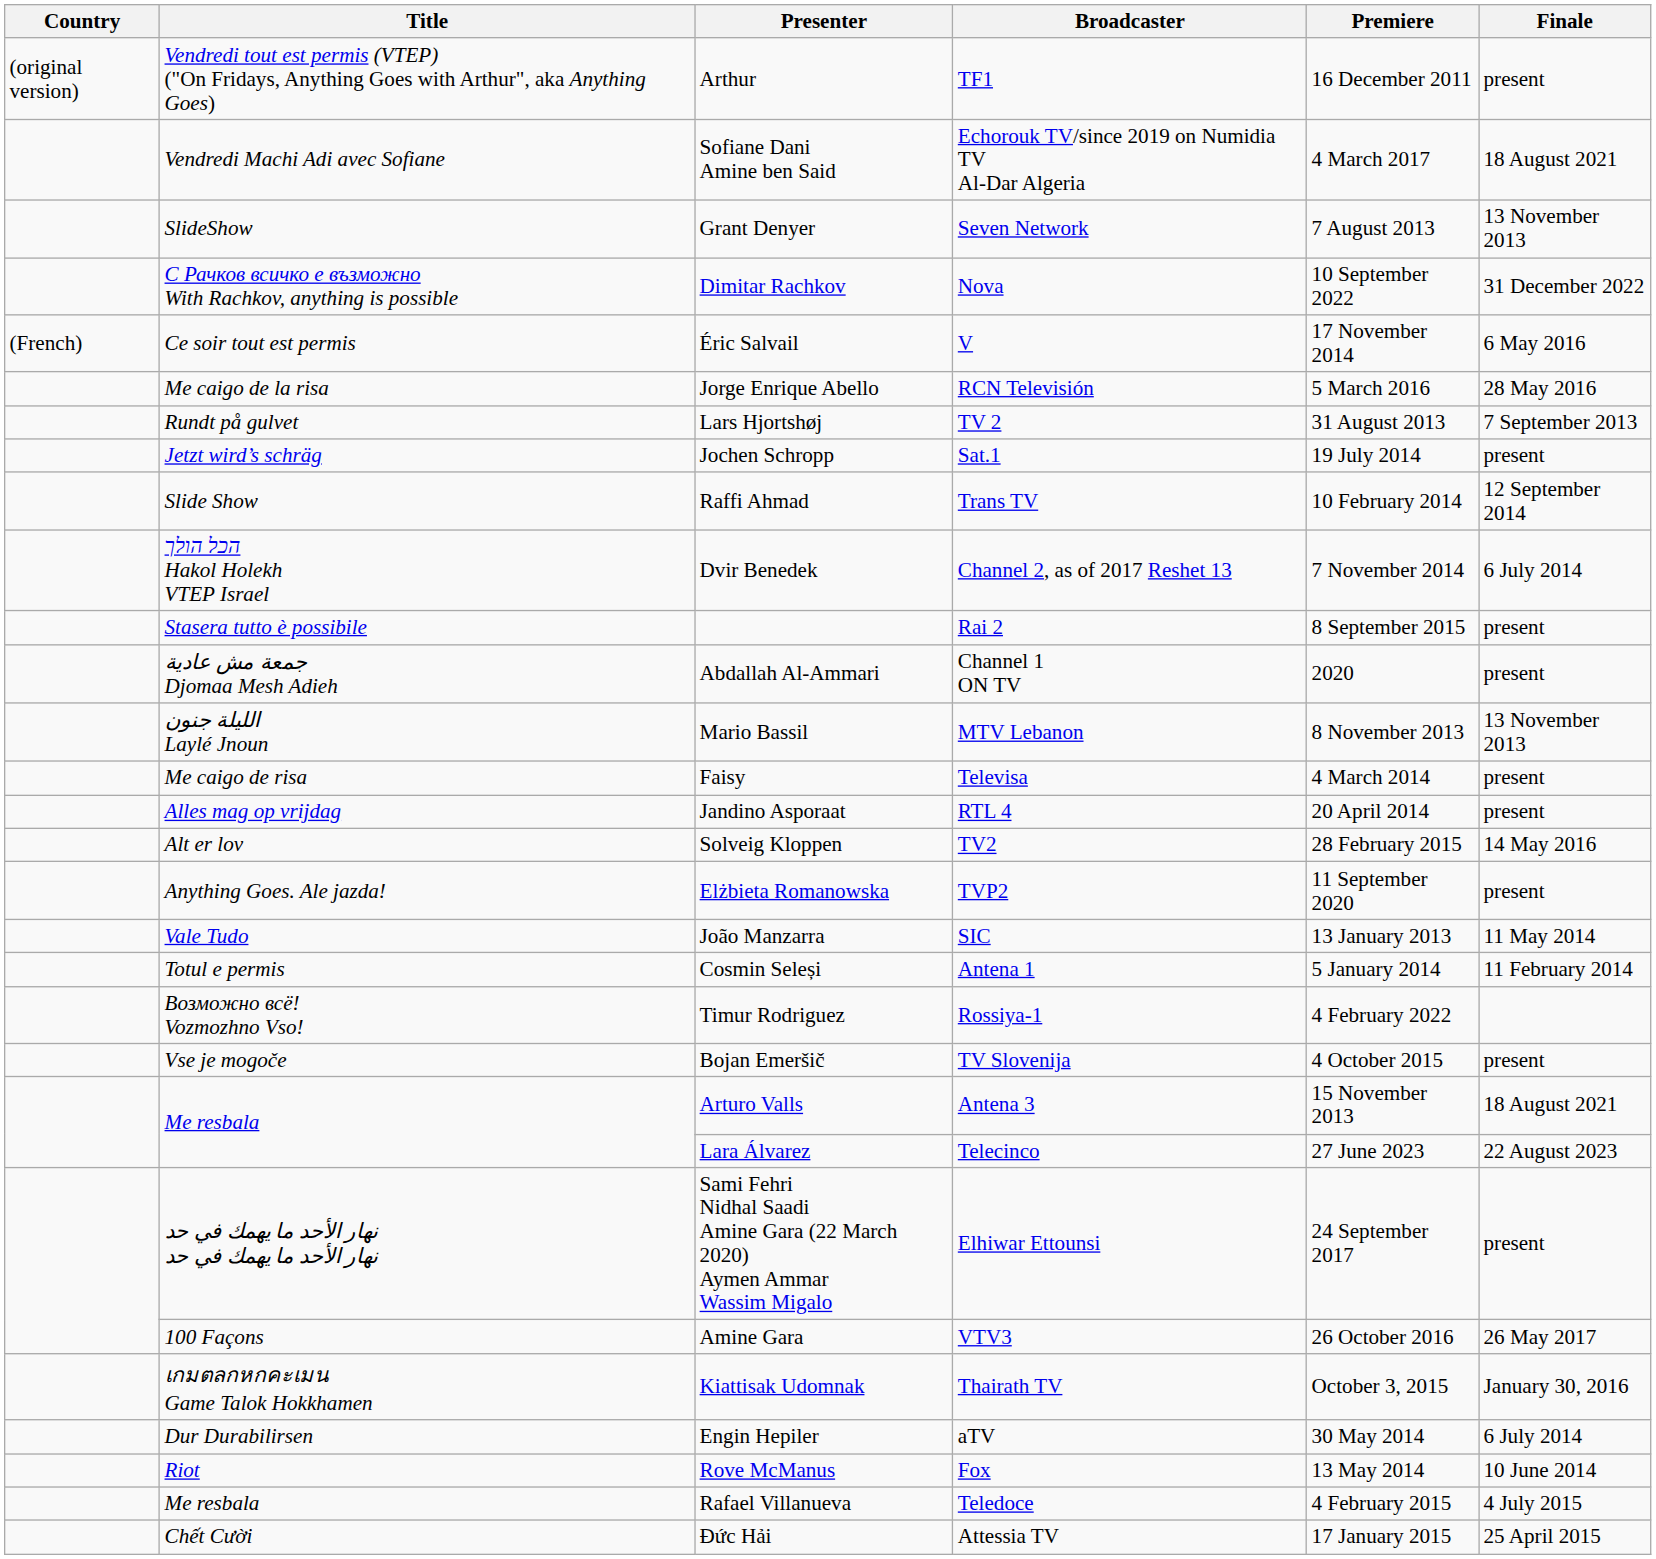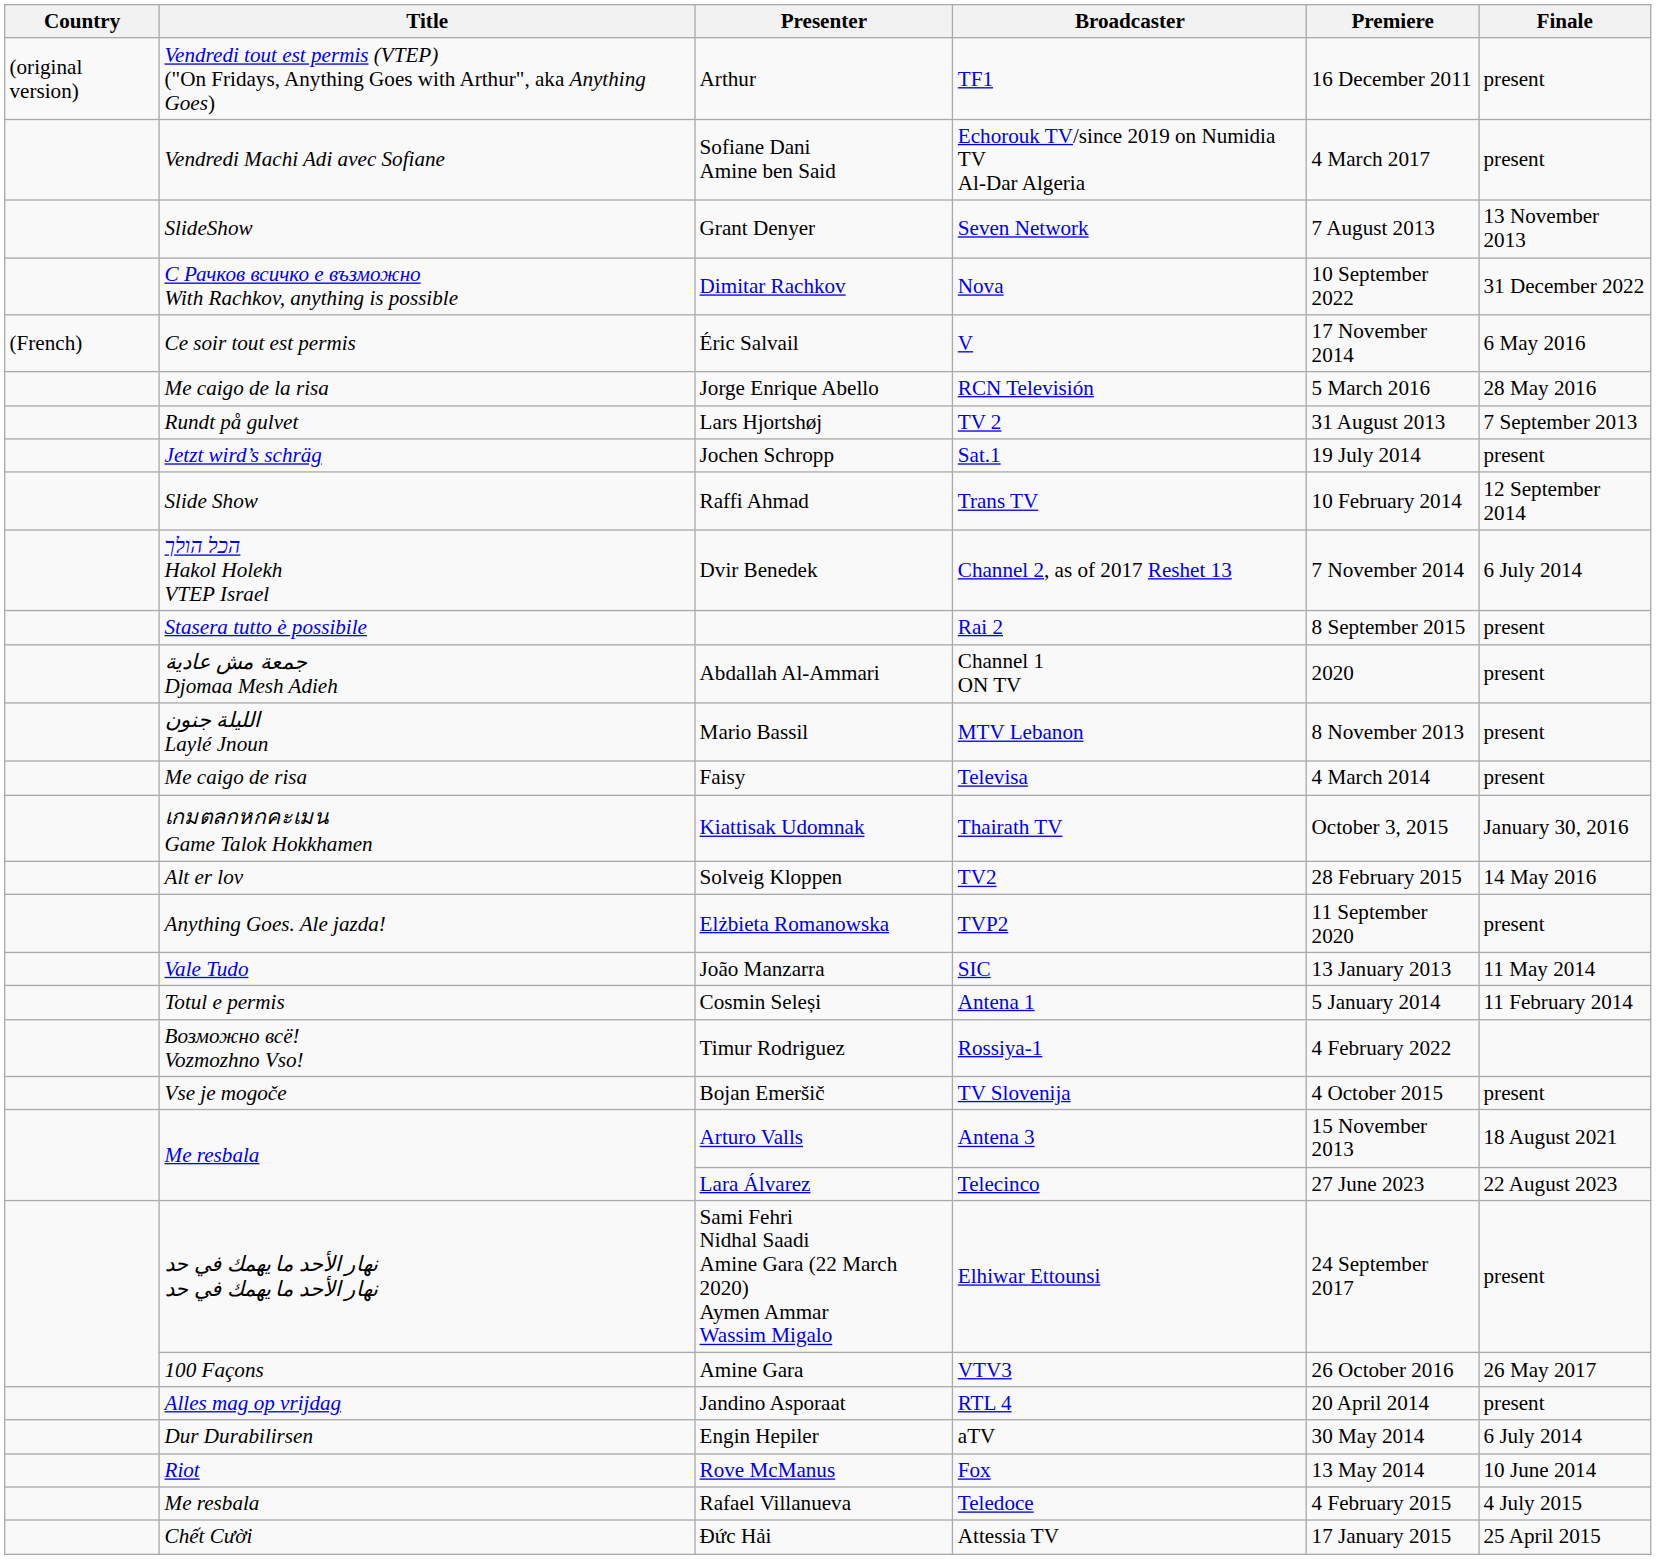(1550, 159) 18 August 2021 -> (1514, 159) present
(1541, 731) 13 November 2013 -> (1514, 731) present
rows swapped: (773, 811) <-> (782, 1386)
